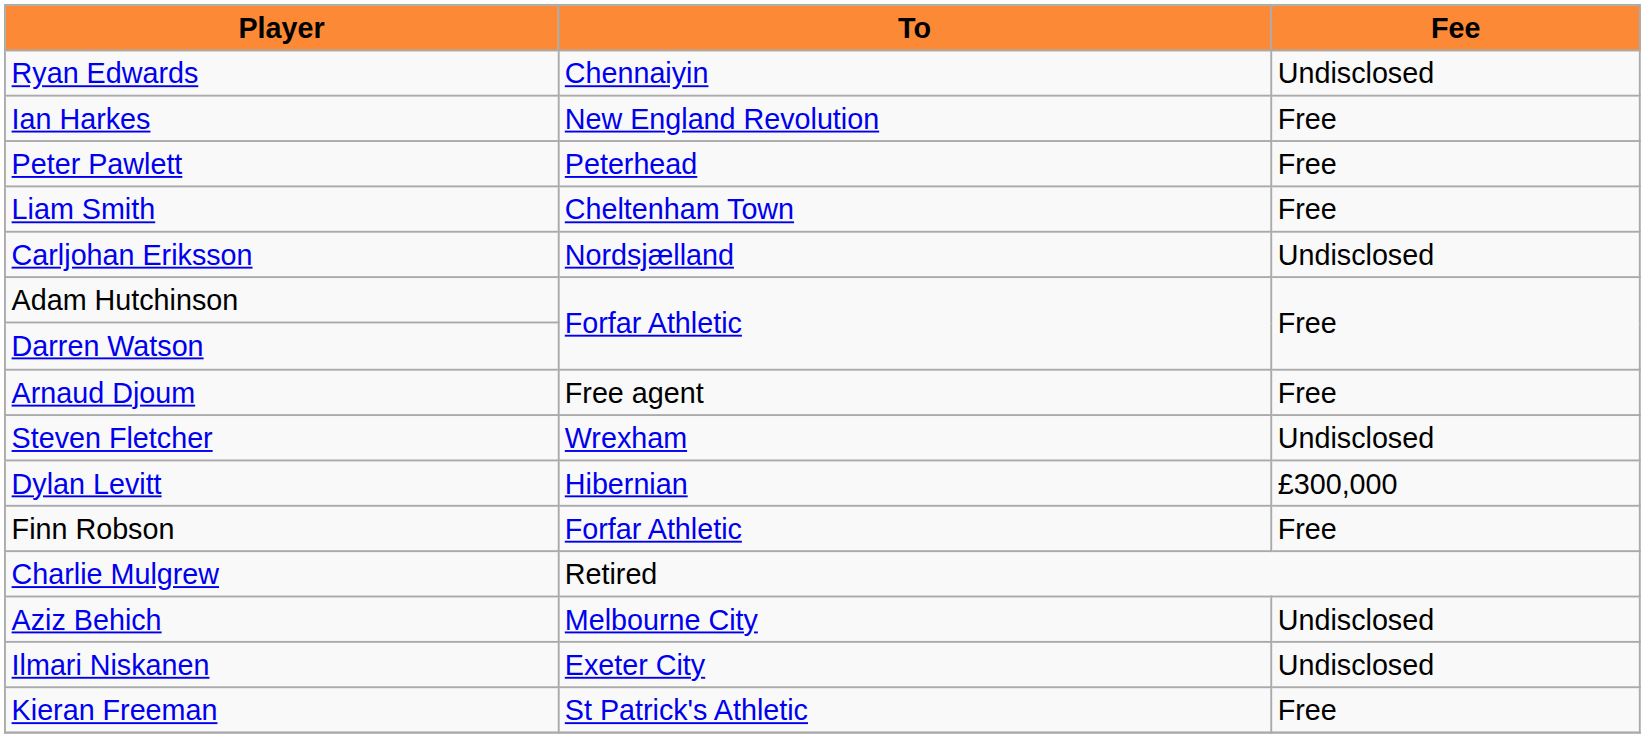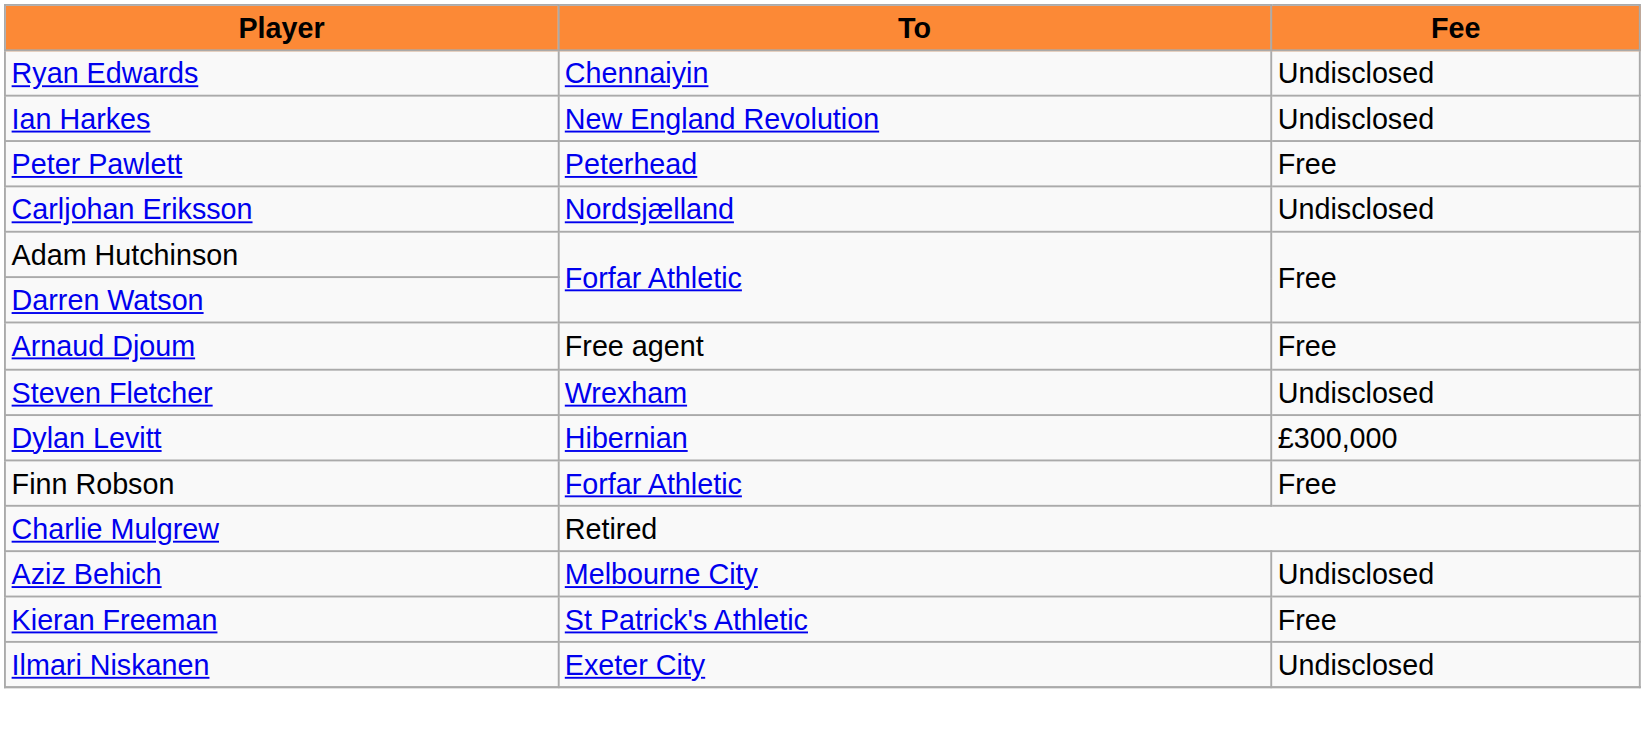(1307, 119) Free -> (1356, 119) Undisclosed
- row: (83, 210)
rows swapped: (111, 665) <-> (115, 710)
